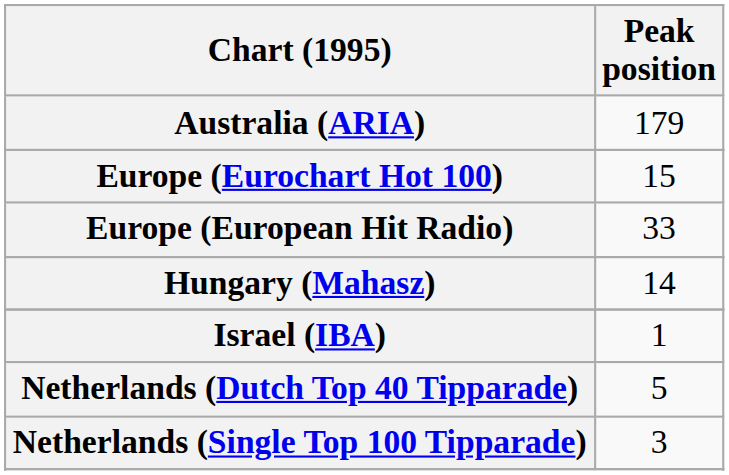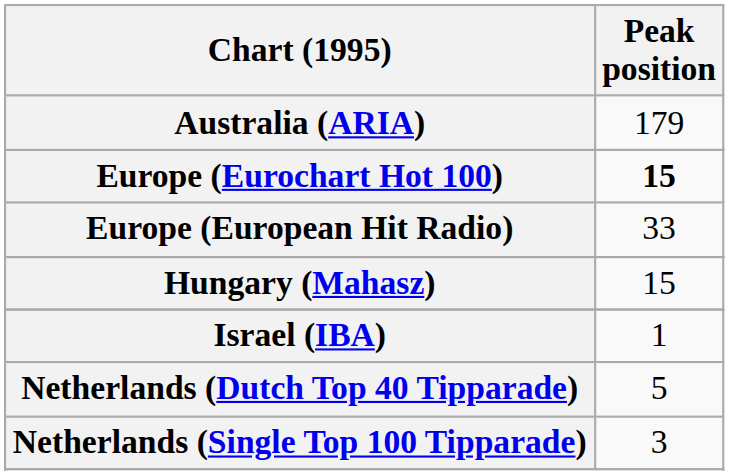(659, 175) normal -> (659, 175) bold
(659, 282) 14 -> (659, 282) 15
